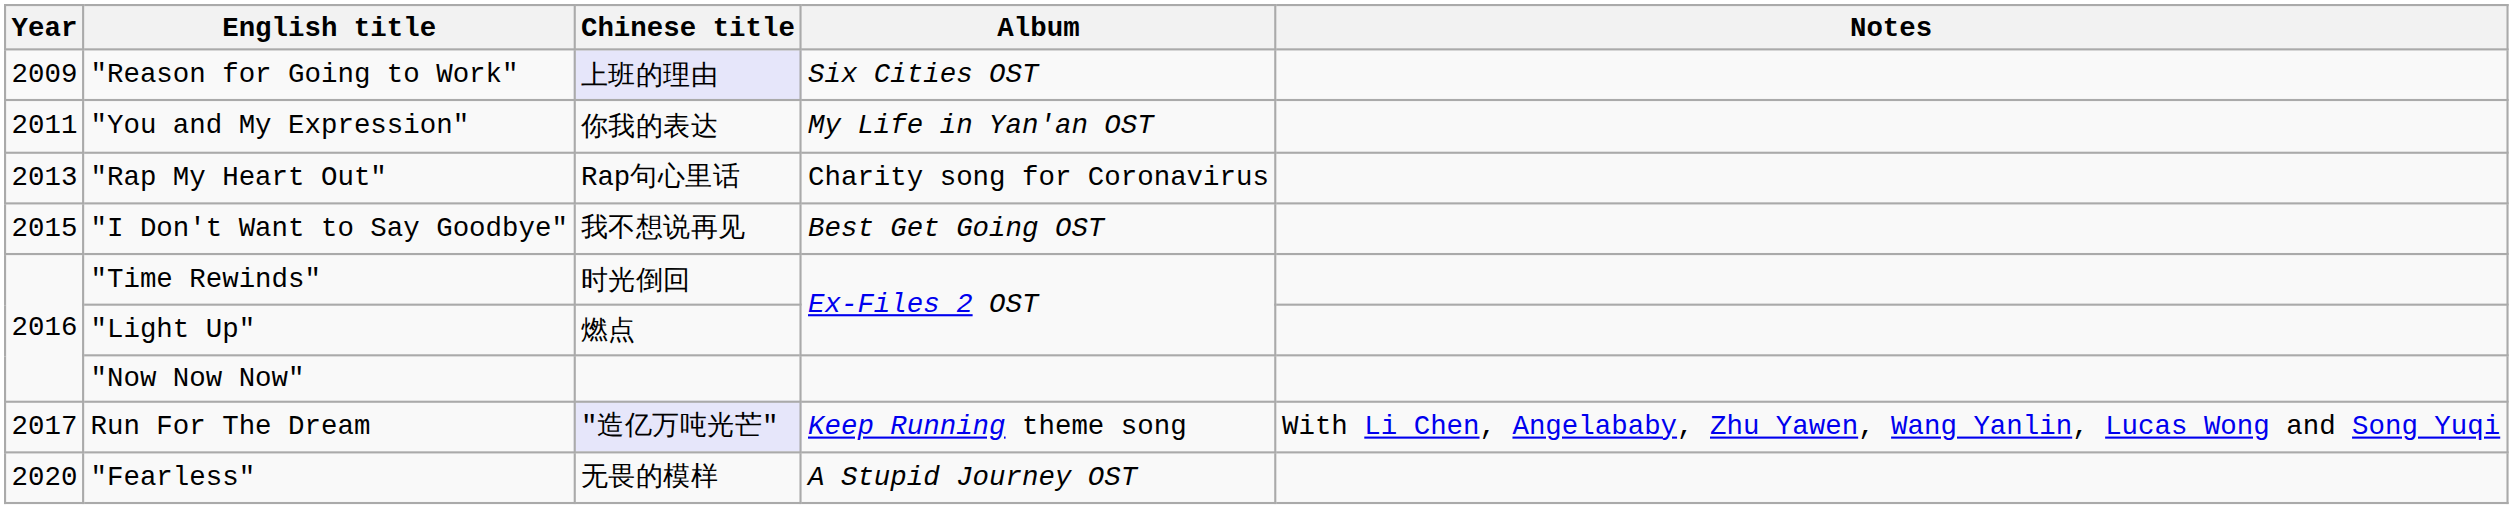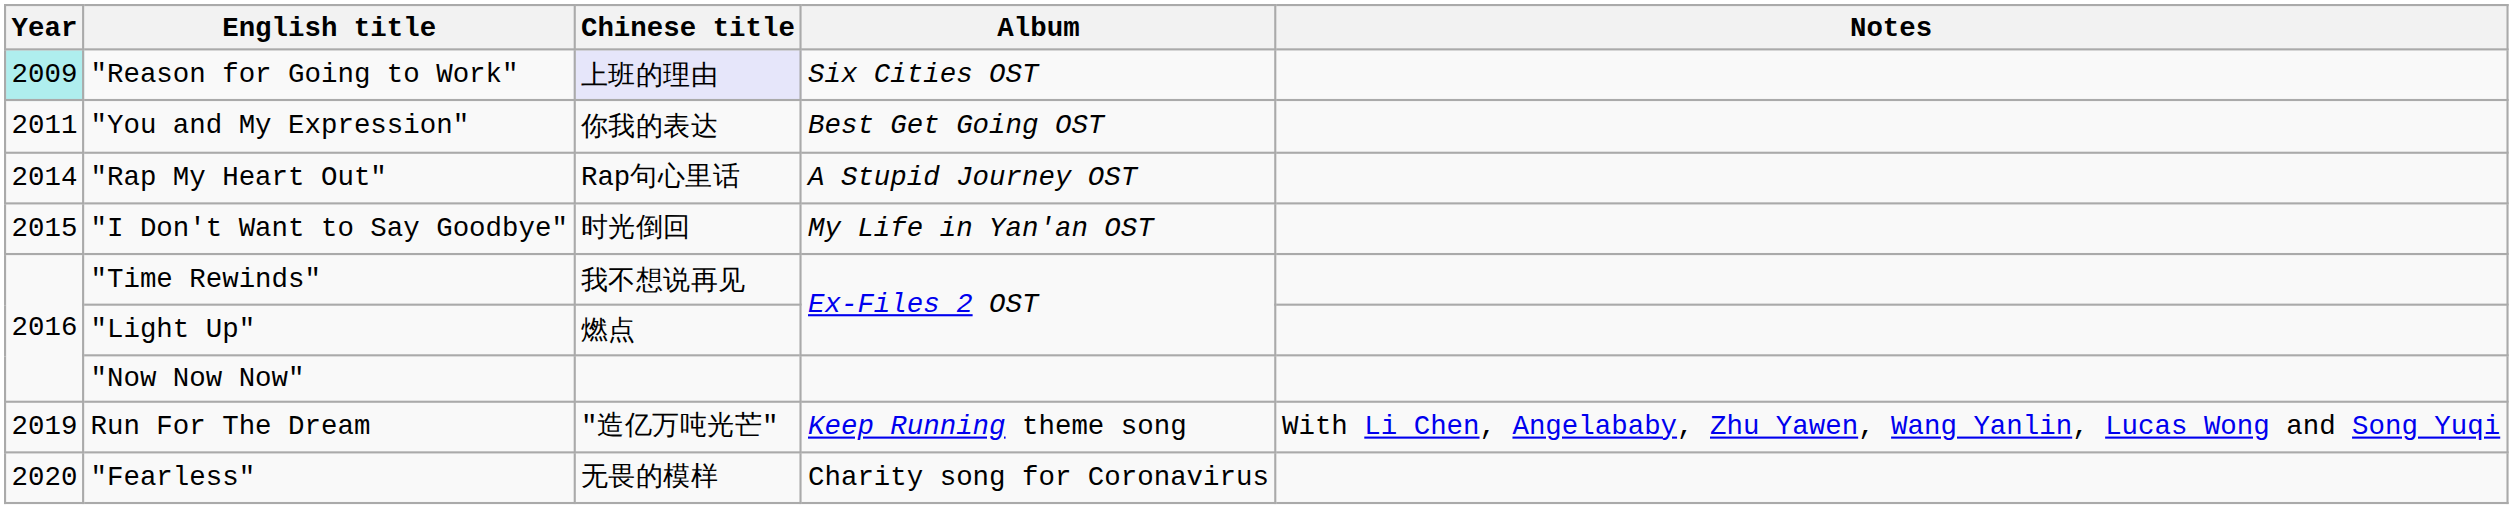(45, 75) no background -> (45, 75) paleturquoise background
(981, 126) My Life in Yan'an OST -> (956, 126) Best Get Going OST
(45, 177) 2013 -> (45, 177) 2014
(1038, 177) Charity song for Coronavirus -> (973, 177) A Stupid Journey OST
(663, 229) 我不想说再见 -> (636, 229) 时光倒回
(956, 228) Best Get Going OST -> (981, 228) My Life in Yan'an OST
(636, 280) 时光倒回 -> (663, 280) 我不想说再见
(45, 426) 2017 -> (45, 426) 2019
(680, 427) lavender background -> (680, 427) no background
(973, 477) A Stupid Journey OST -> (1038, 477) Charity song for Coronavirus
